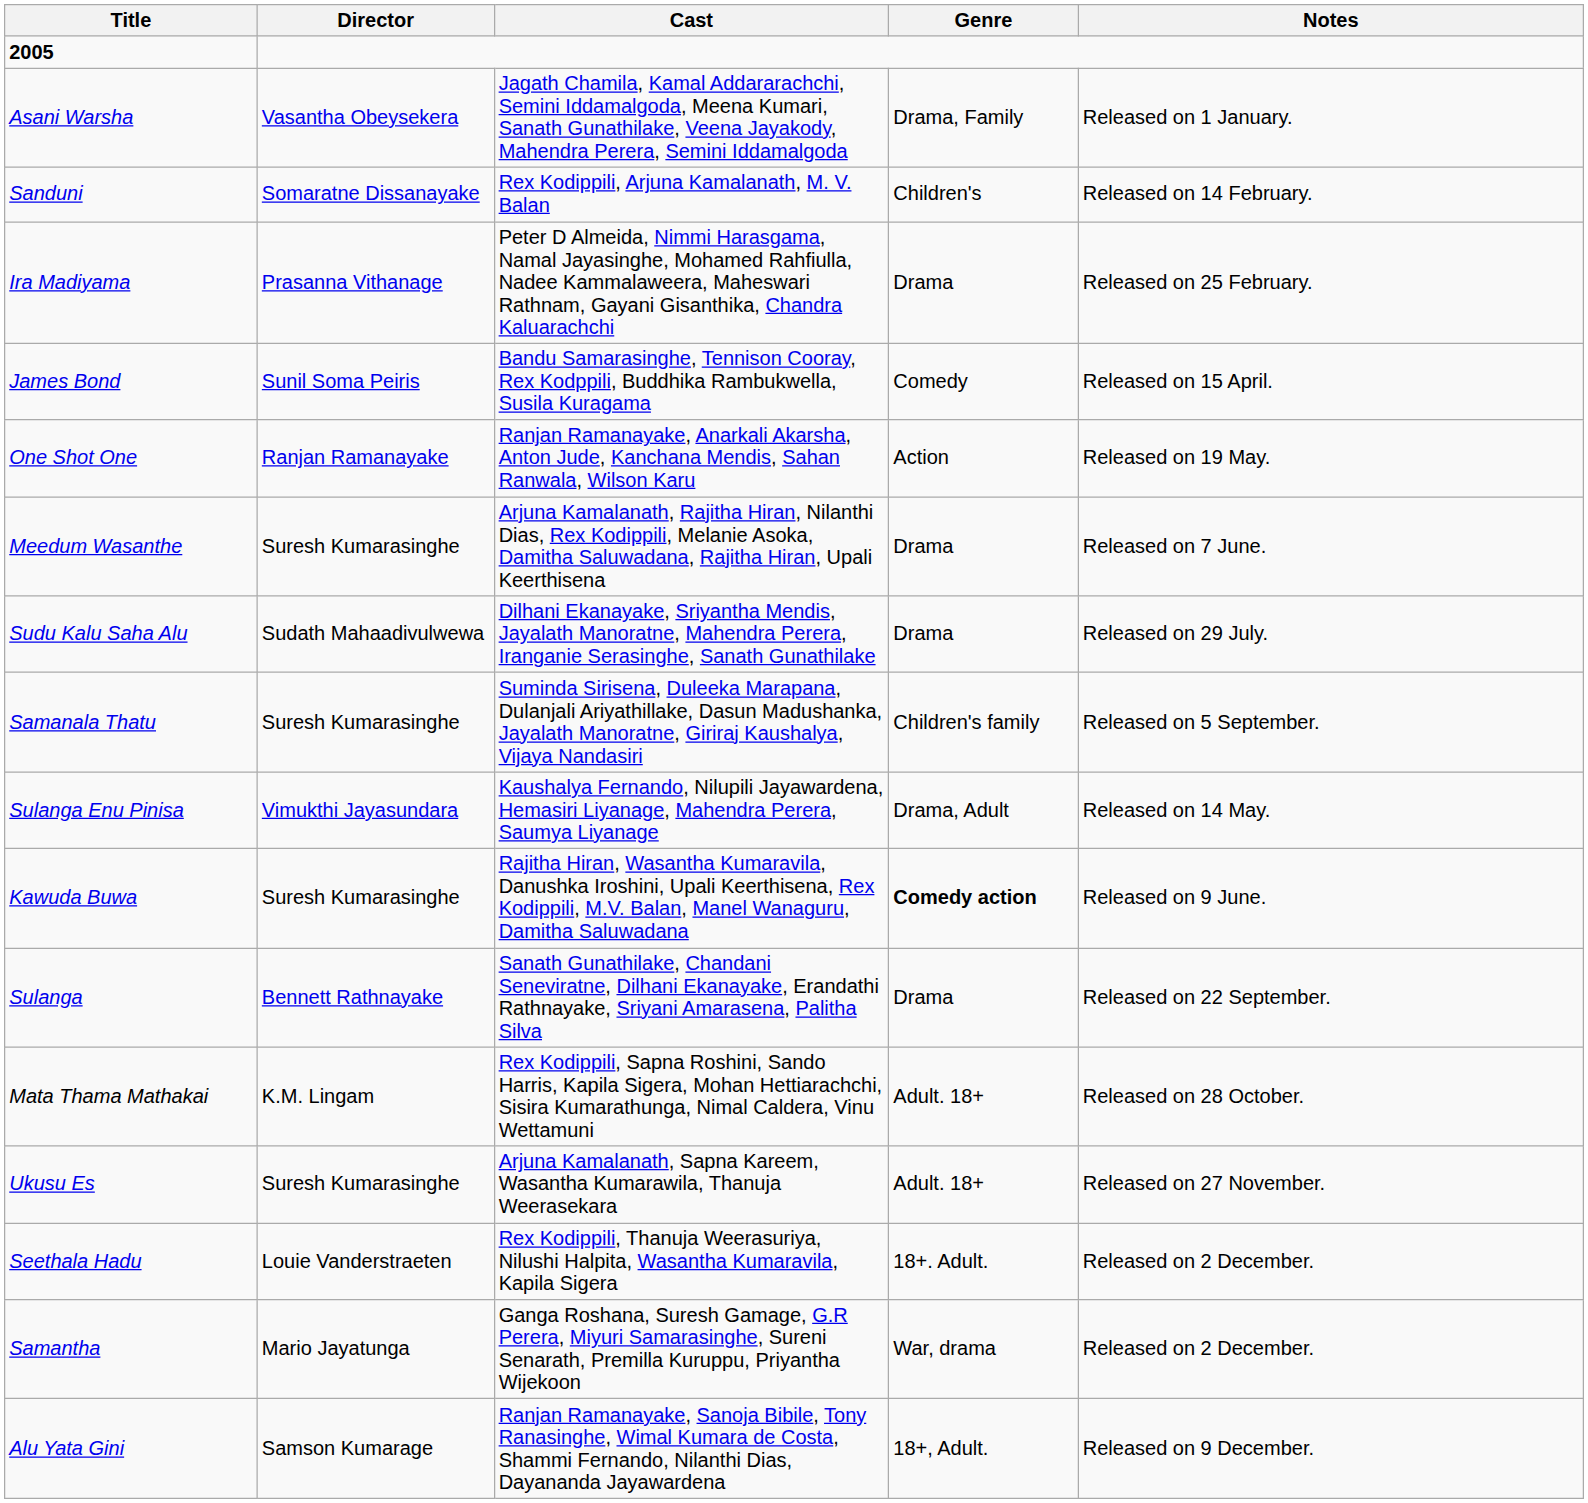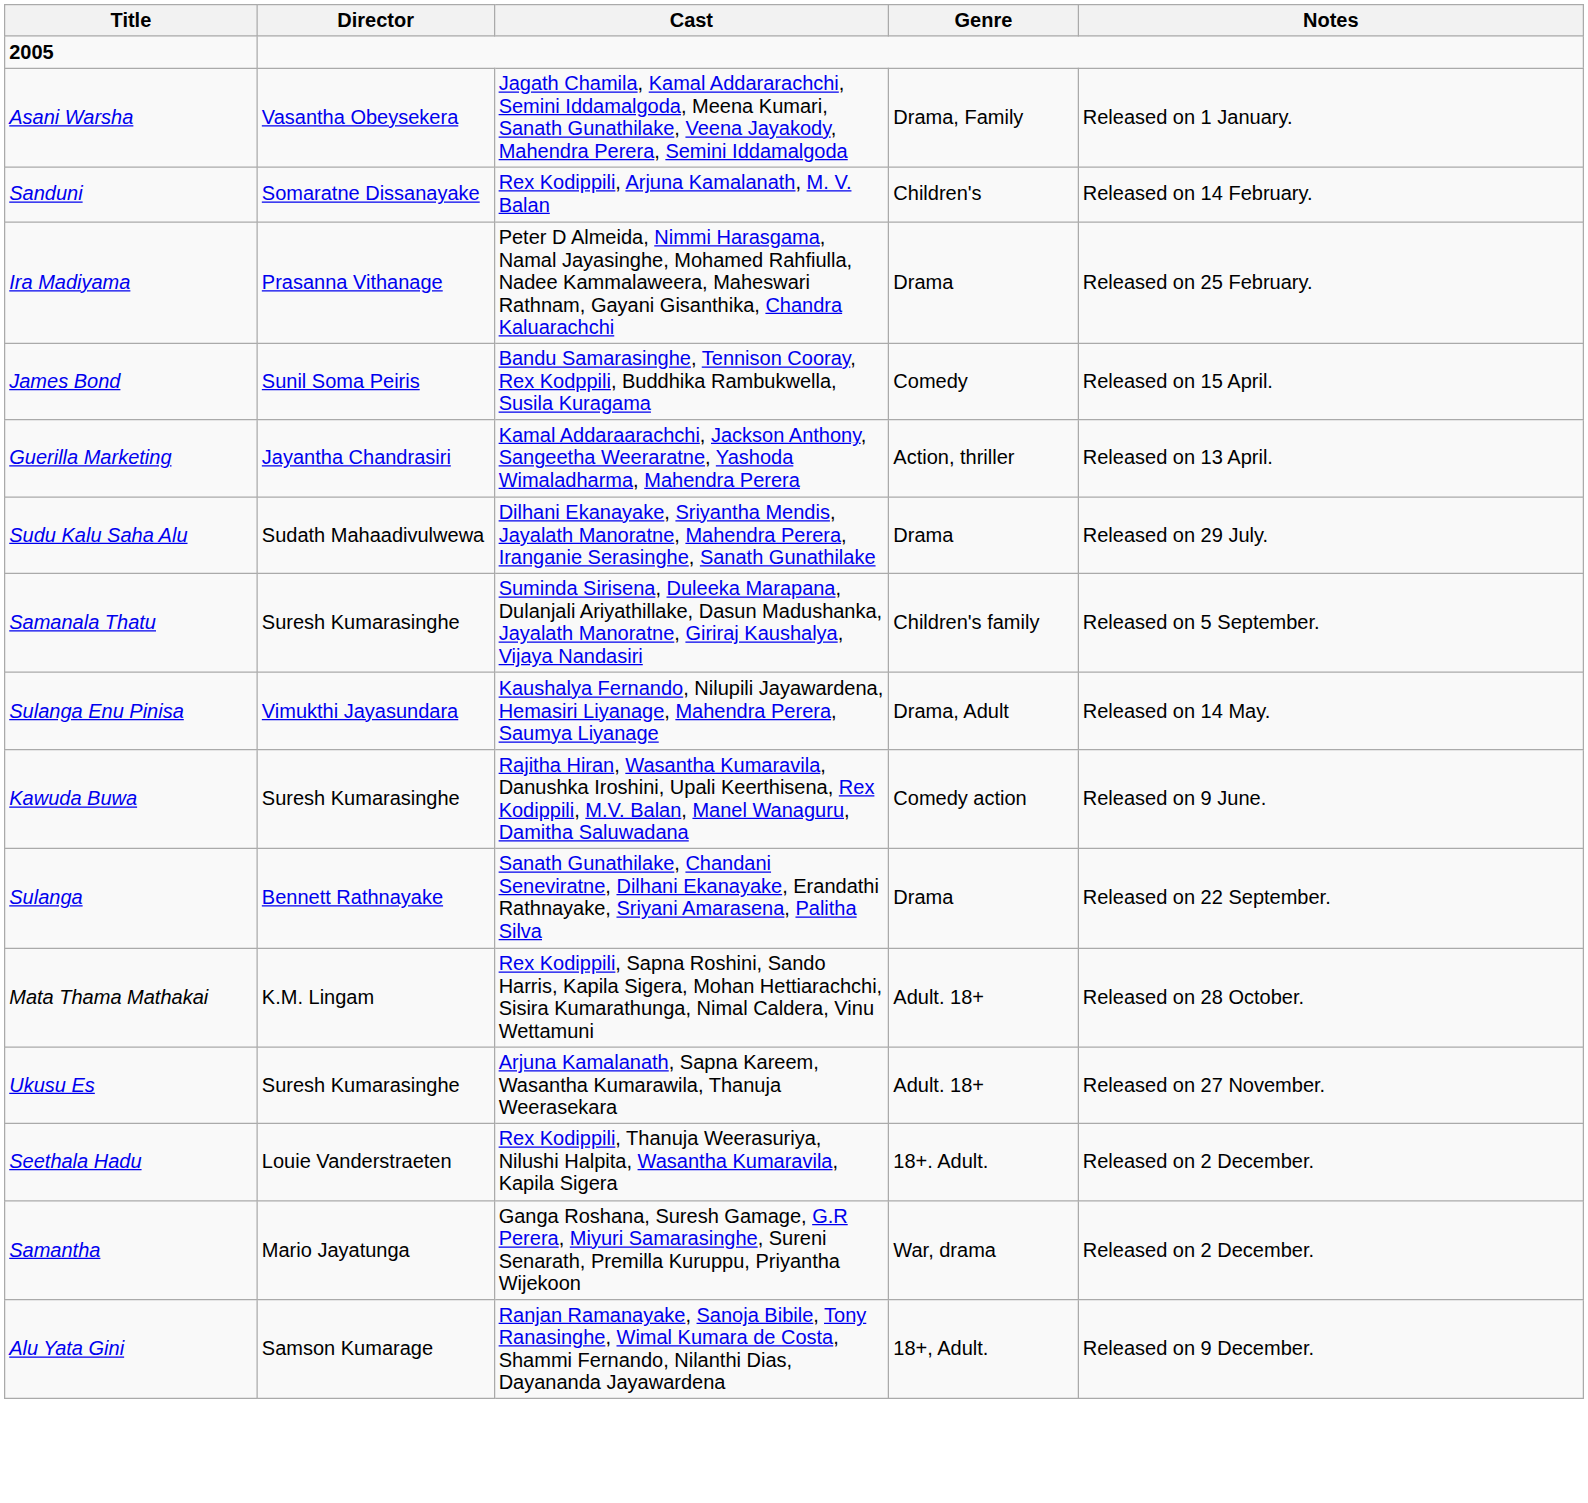+ row: (90, 458)
- row: (73, 458)
- row: (96, 546)
(965, 898) bold -> (960, 798) normal
